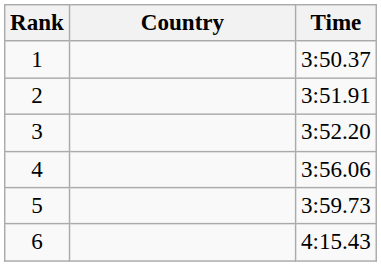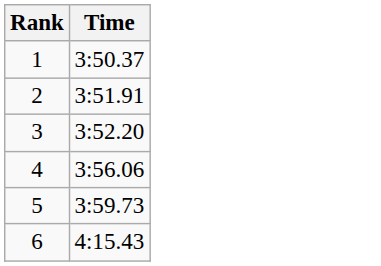- column: (182, 22)
